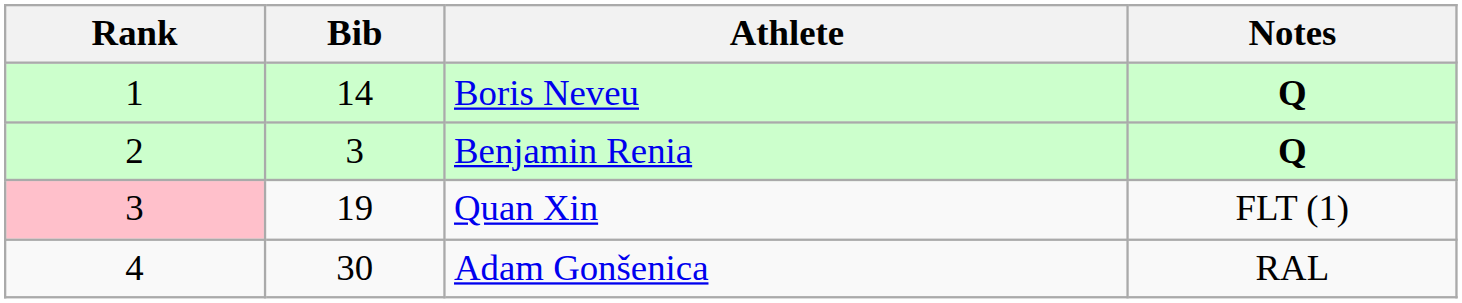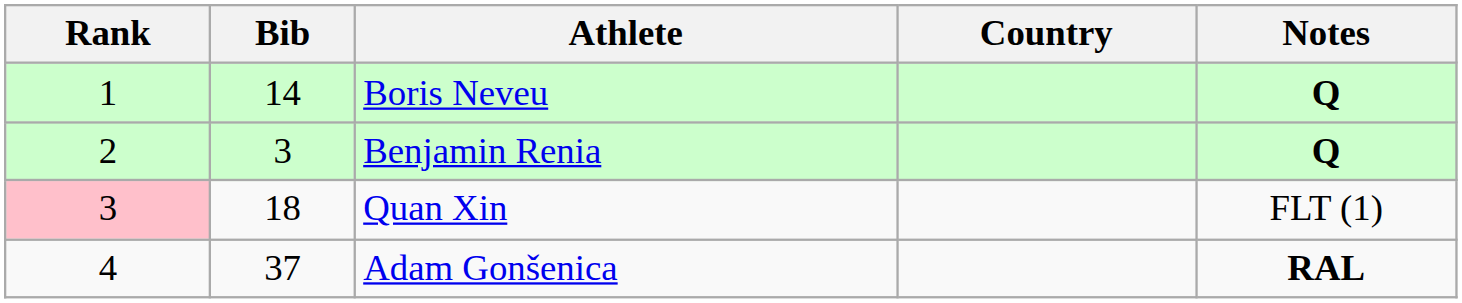+ column: (1046, 33)
(355, 208) 19 -> (283, 208) 18
(355, 267) 30 -> (283, 267) 37
(1292, 267) normal -> (1326, 267) bold
